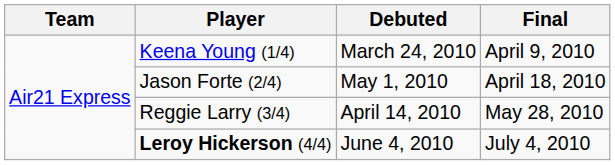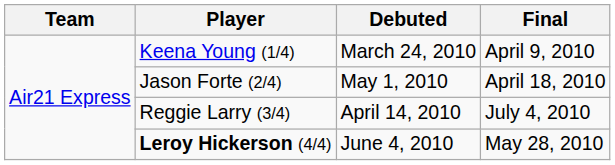(544, 112) May 28, 2010 -> (538, 112) July 4, 2010
(538, 143) July 4, 2010 -> (544, 143) May 28, 2010
